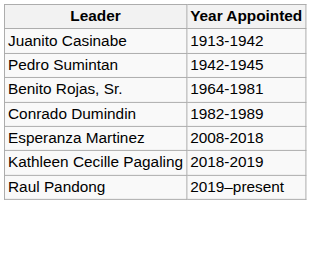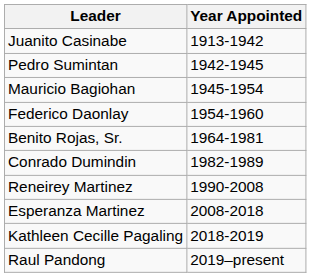+ row: (72, 89)
+ row: (68, 114)
+ row: (70, 187)
